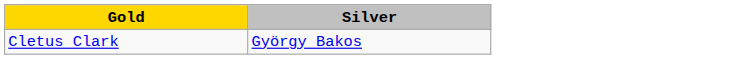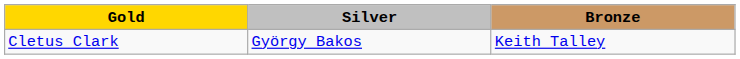+ column: (613, 17)
